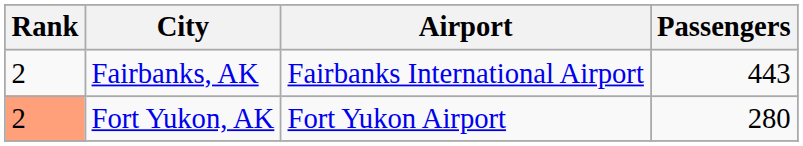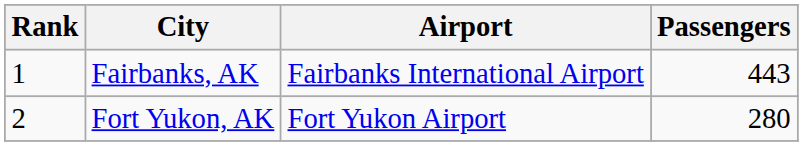(19, 72) 2 -> (19, 72) 1
(19, 118) lightsalmon background -> (19, 118) no background
